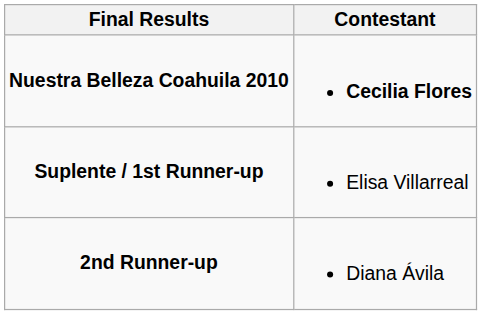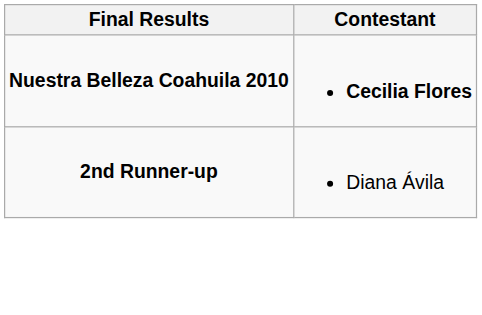- row: (149, 172)
